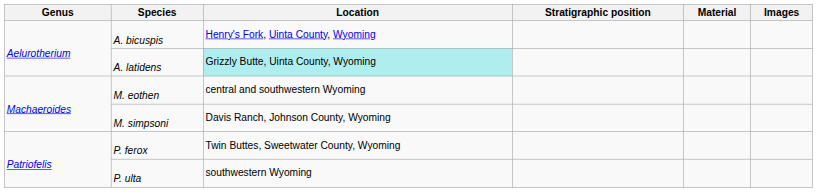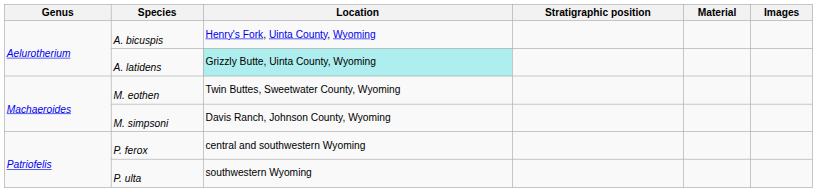(285, 90) central and southwestern Wyoming -> (303, 90) Twin Buttes, Sweetwater County, Wyoming
(303, 145) Twin Buttes, Sweetwater County, Wyoming -> (285, 145) central and southwestern Wyoming
